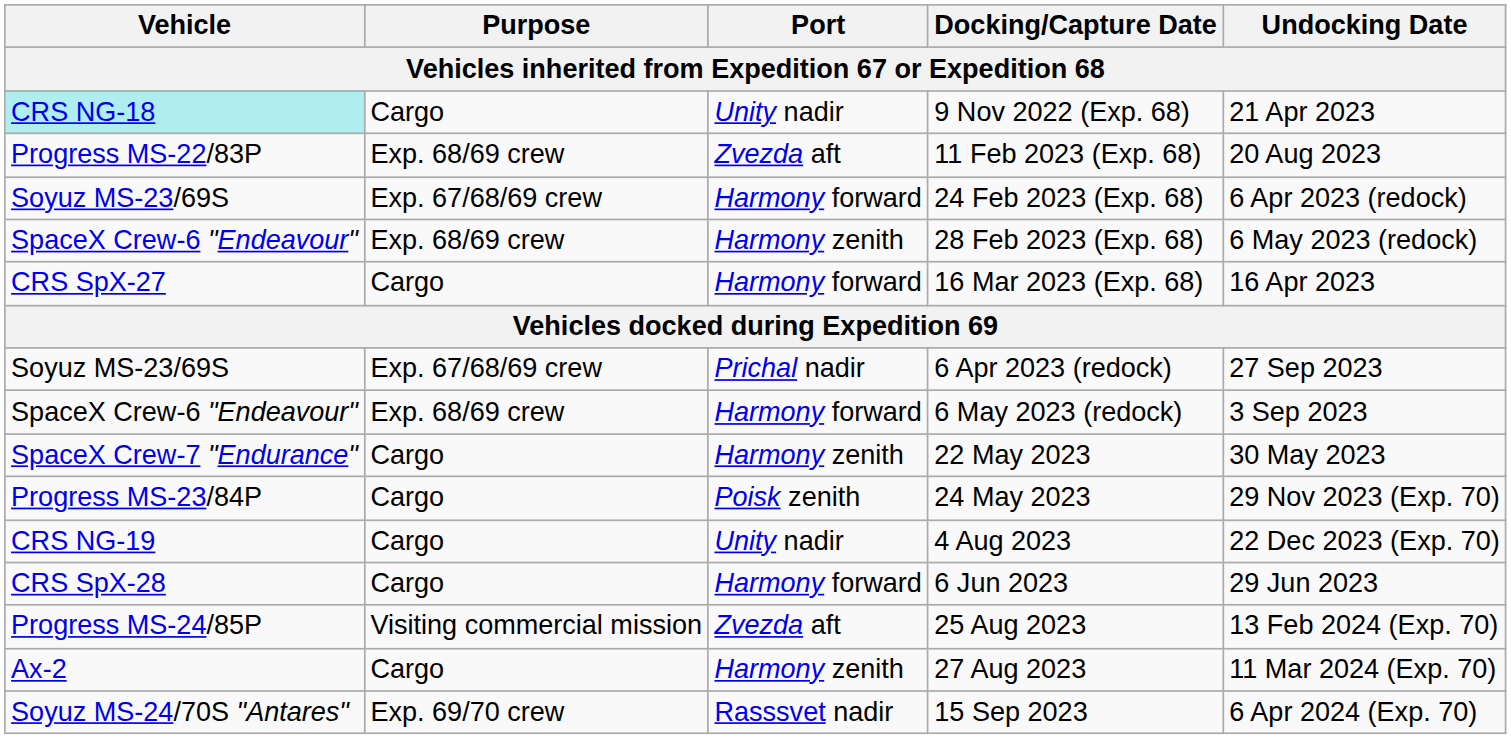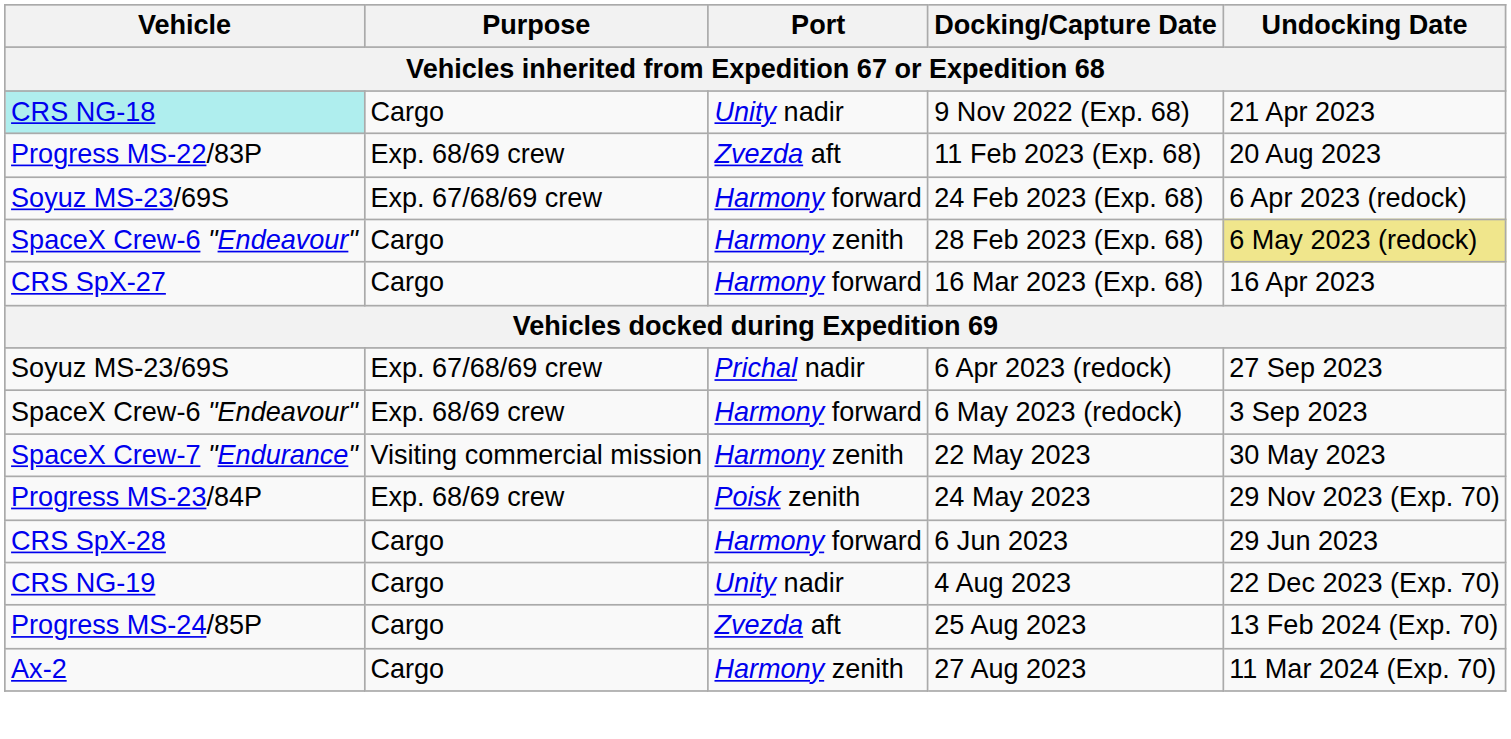(467, 240) Exp. 68/69 crew -> (407, 240) Cargo
(1353, 240) no background -> (1353, 240) khaki background
(407, 454) Cargo -> (536, 454) Visiting commercial mission
(407, 497) Cargo -> (467, 497) Exp. 68/69 crew
rows swapped: (1001, 583) <-> (1003, 540)
(536, 626) Visiting commercial mission -> (407, 626) Cargo
- row: (1011, 712)
